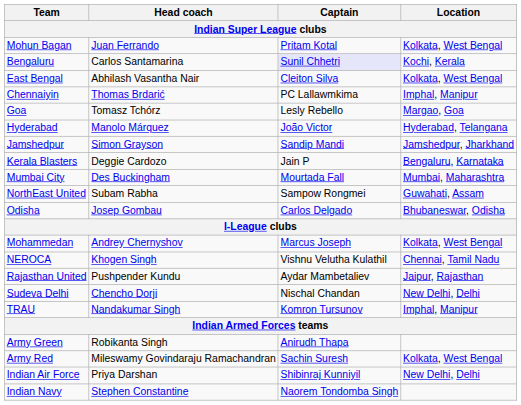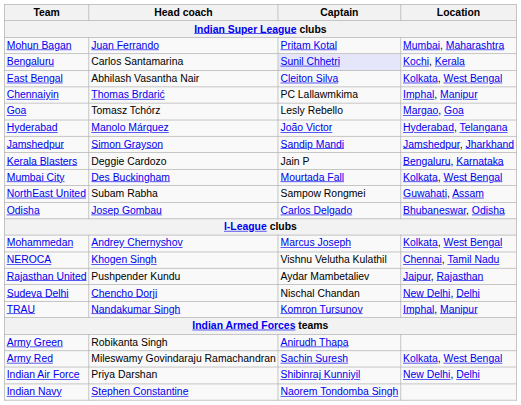(453, 45) Kolkata, West Bengal -> (454, 45) Mumbai, Maharashtra
(454, 177) Mumbai, Maharashtra -> (453, 177) Kolkata, West Bengal
